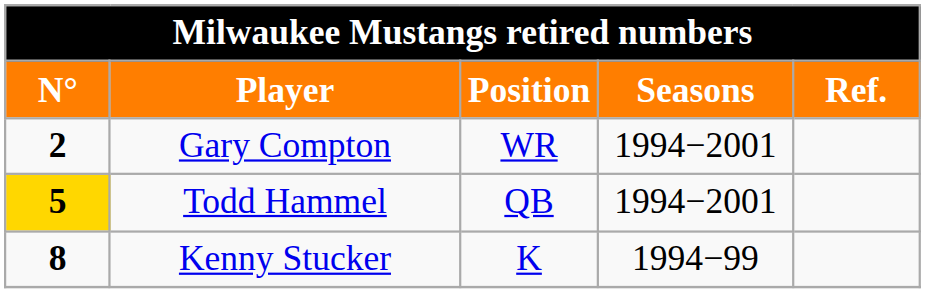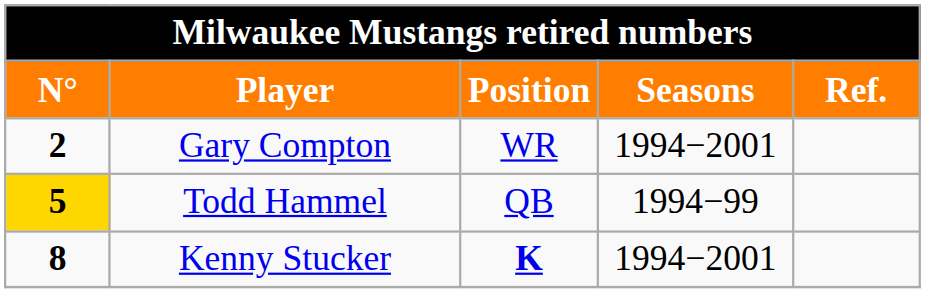(695, 201) 1994−2001 -> (695, 201) 1994−99
(529, 257) normal -> (529, 257) bold
(695, 257) 1994−99 -> (695, 257) 1994−2001
